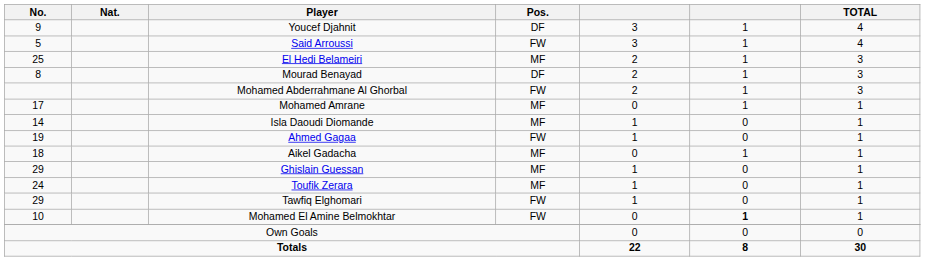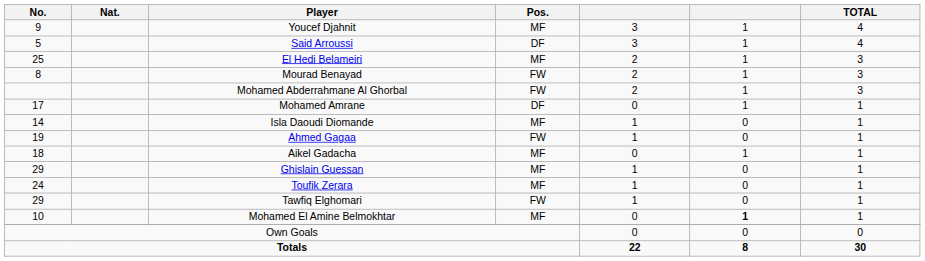(538, 27) DF -> (538, 27) MF
(538, 43) FW -> (538, 43) DF
(538, 74) DF -> (538, 74) FW
(538, 106) MF -> (538, 106) DF
(538, 216) FW -> (538, 216) MF
